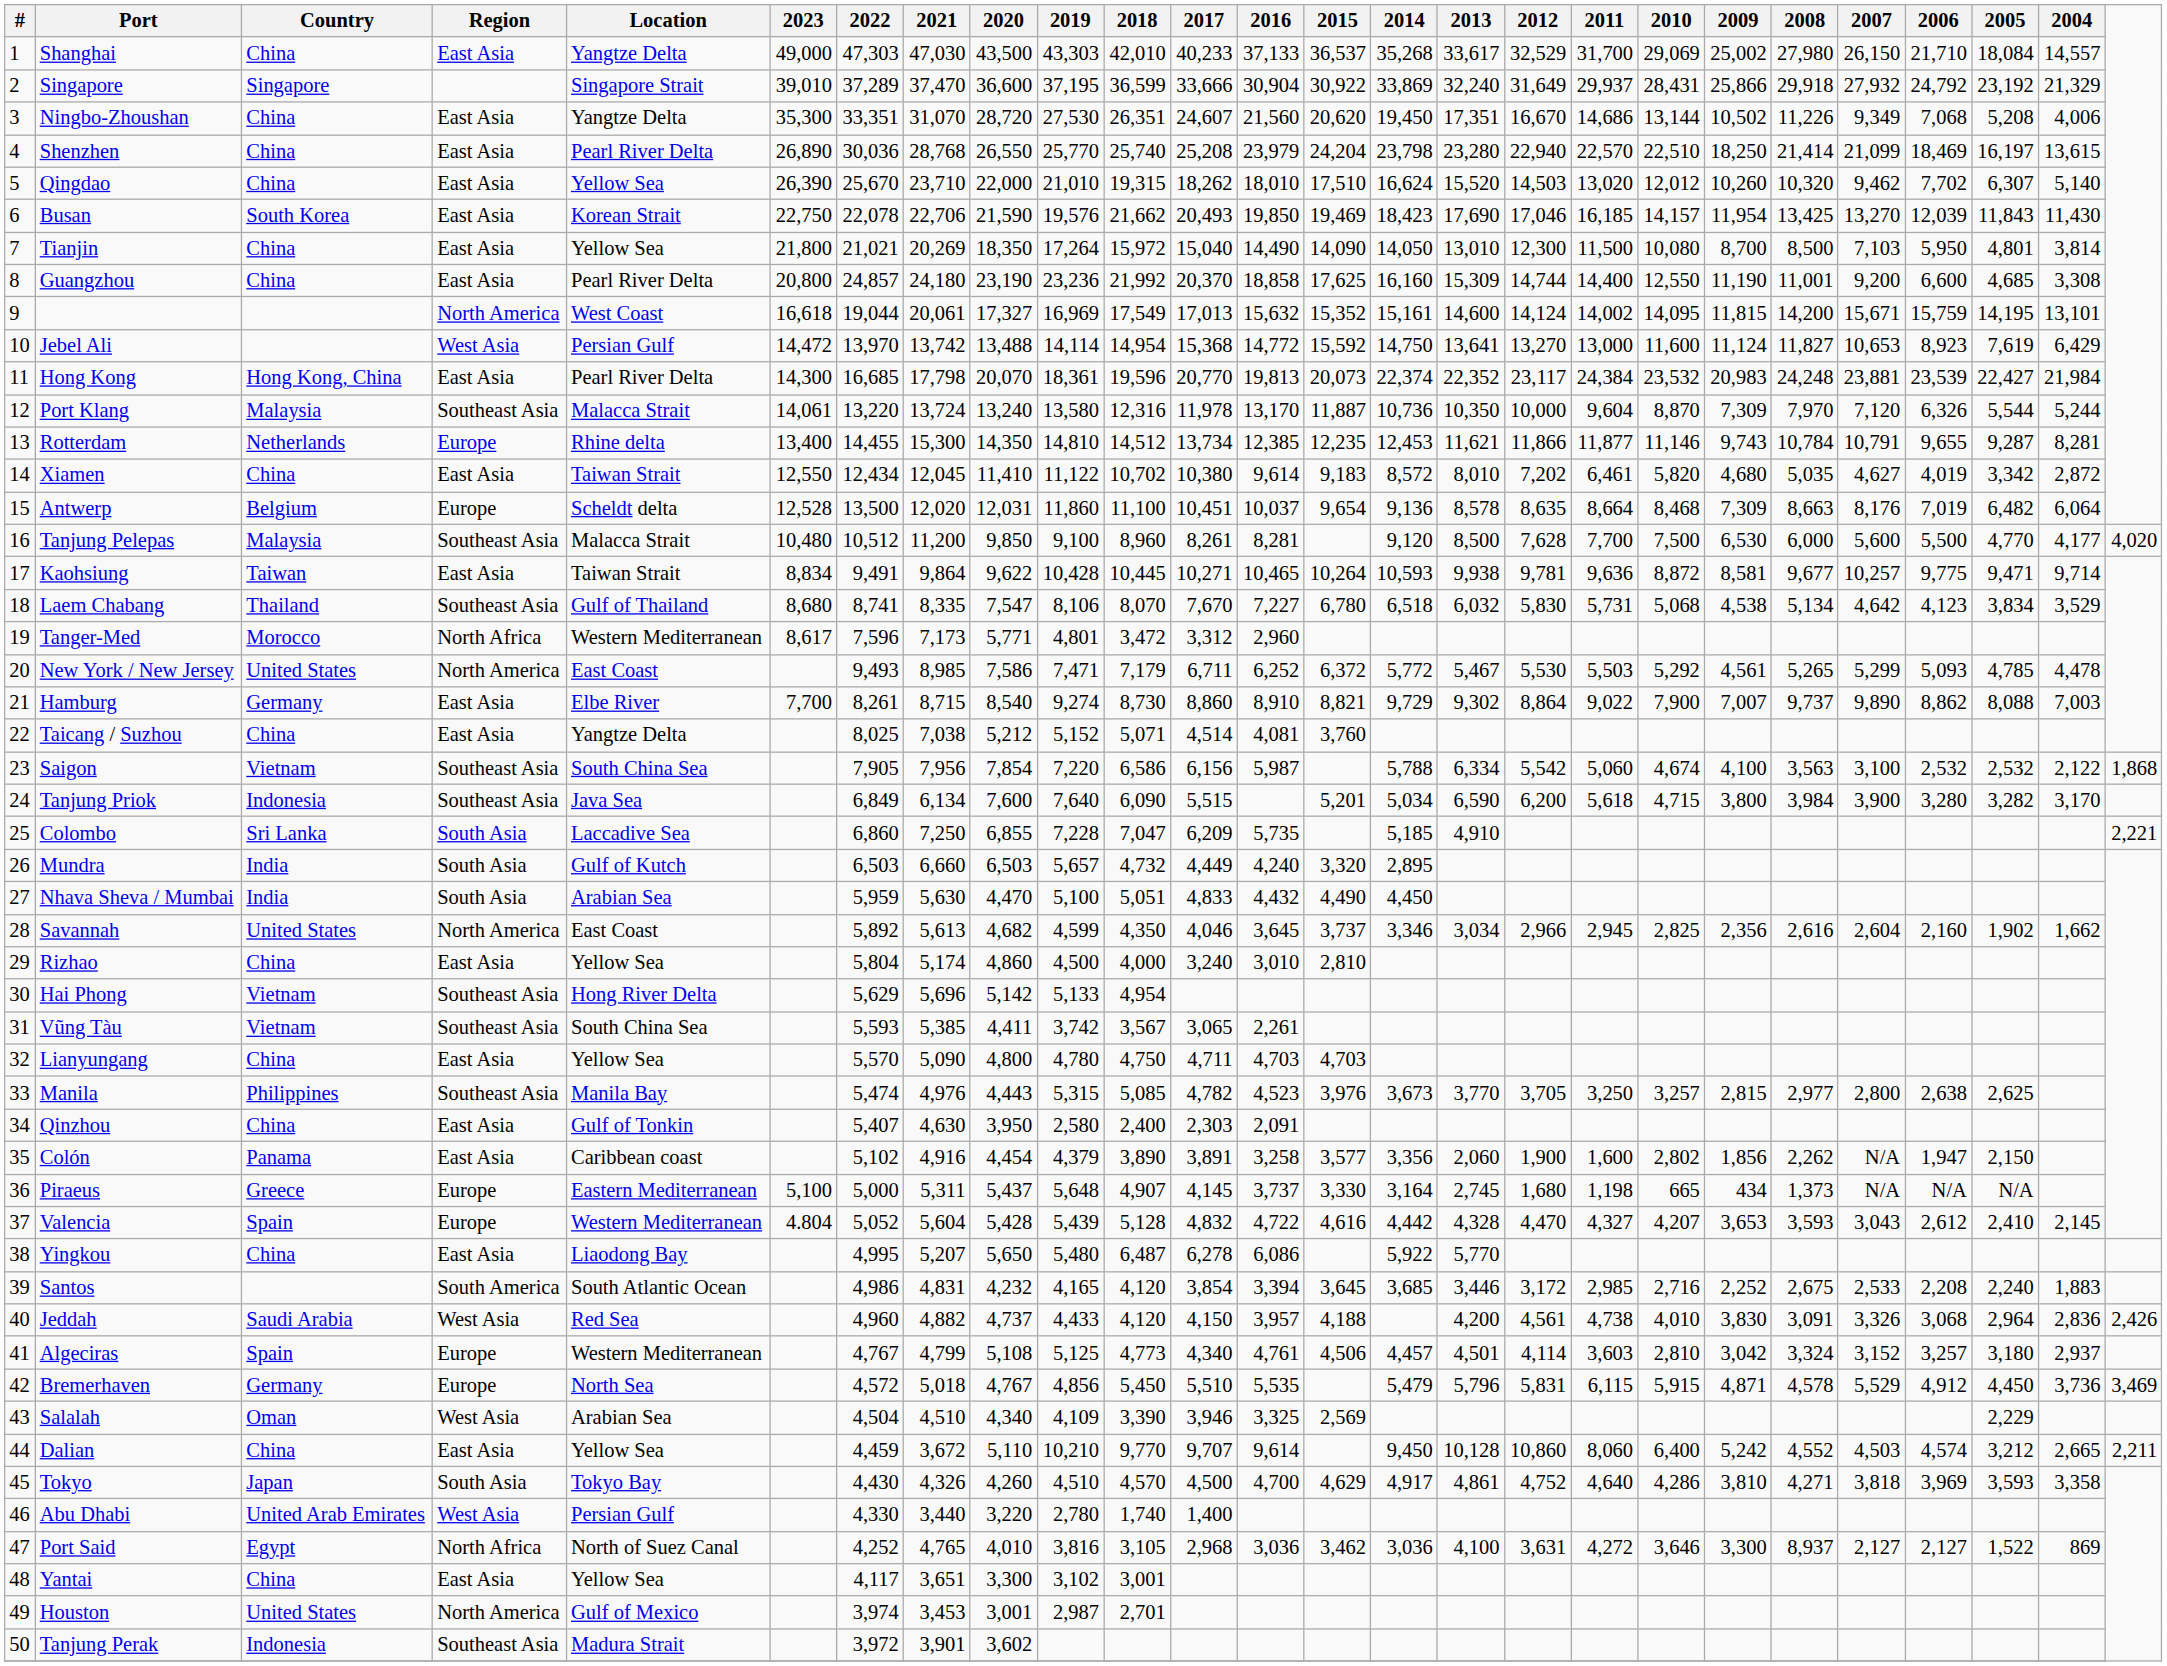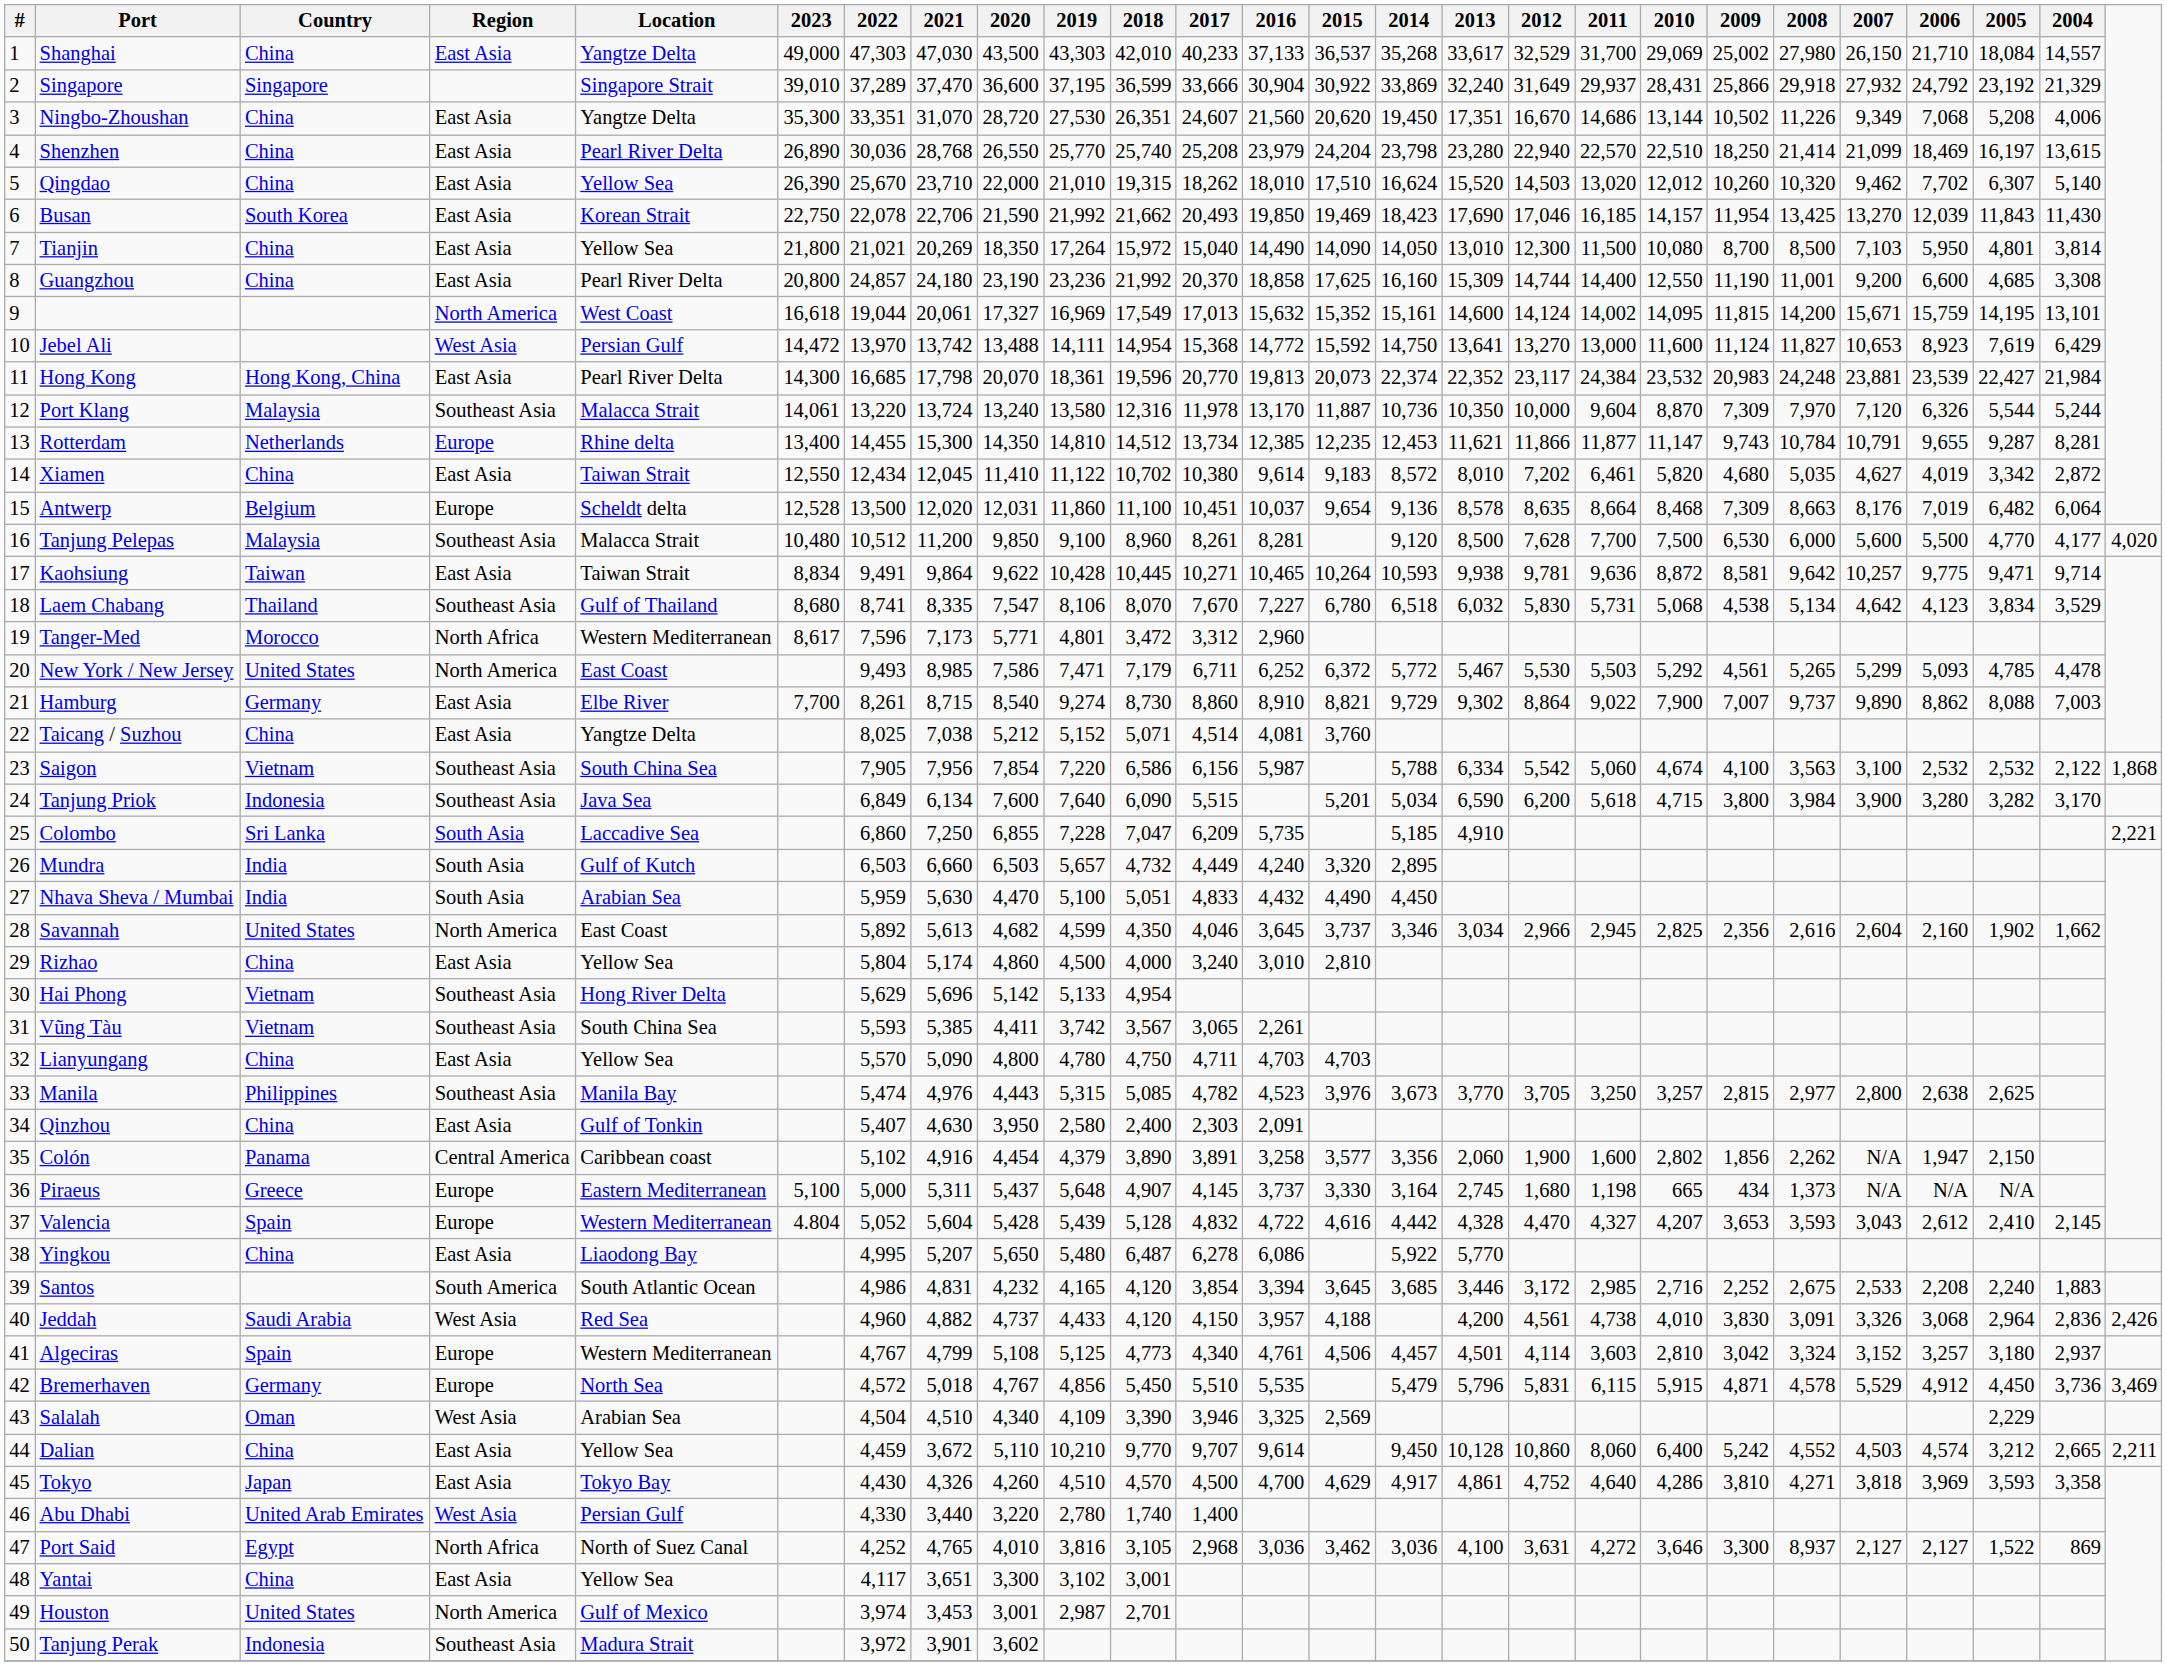(1071, 215) 19,576 -> (1077, 215) 21,992
(1071, 345) 14,114 -> (1078, 345) 14,111
(1672, 442) 11,146 -> (1675, 442) 11,147
(1810, 572) 9,677 -> (1812, 572) 9,642
(476, 1157) East Asia -> (502, 1157) Central America
(482, 1482) South Asia -> (473, 1482) East Asia
